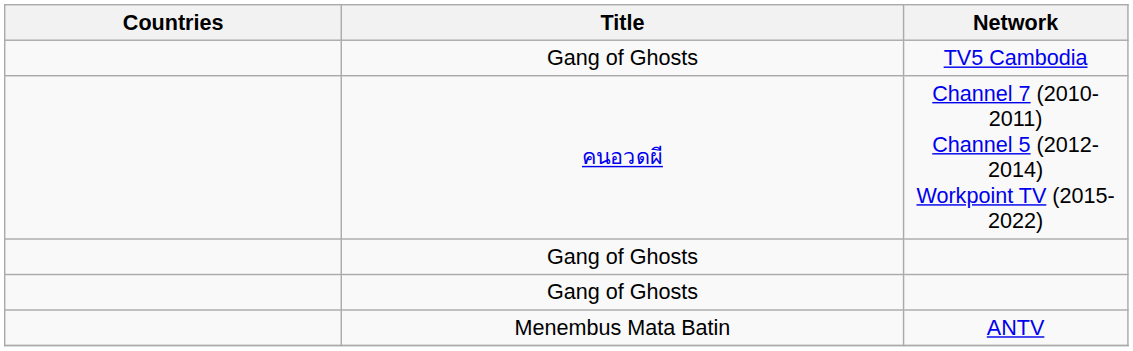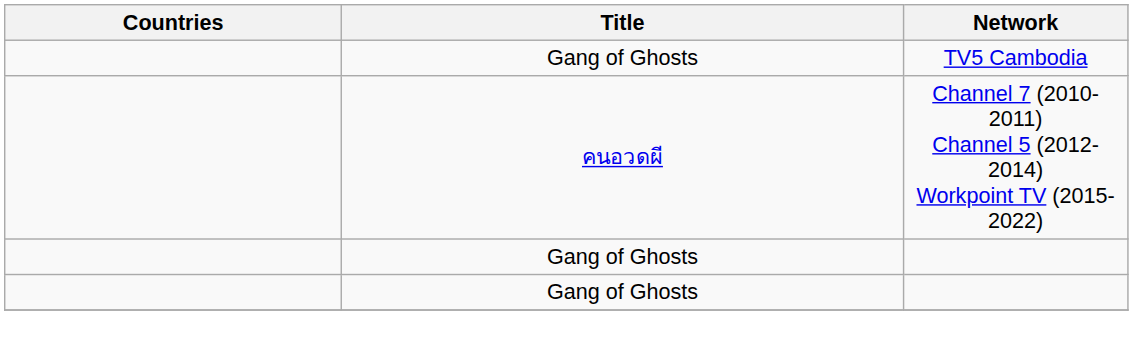- row: (622, 328)
